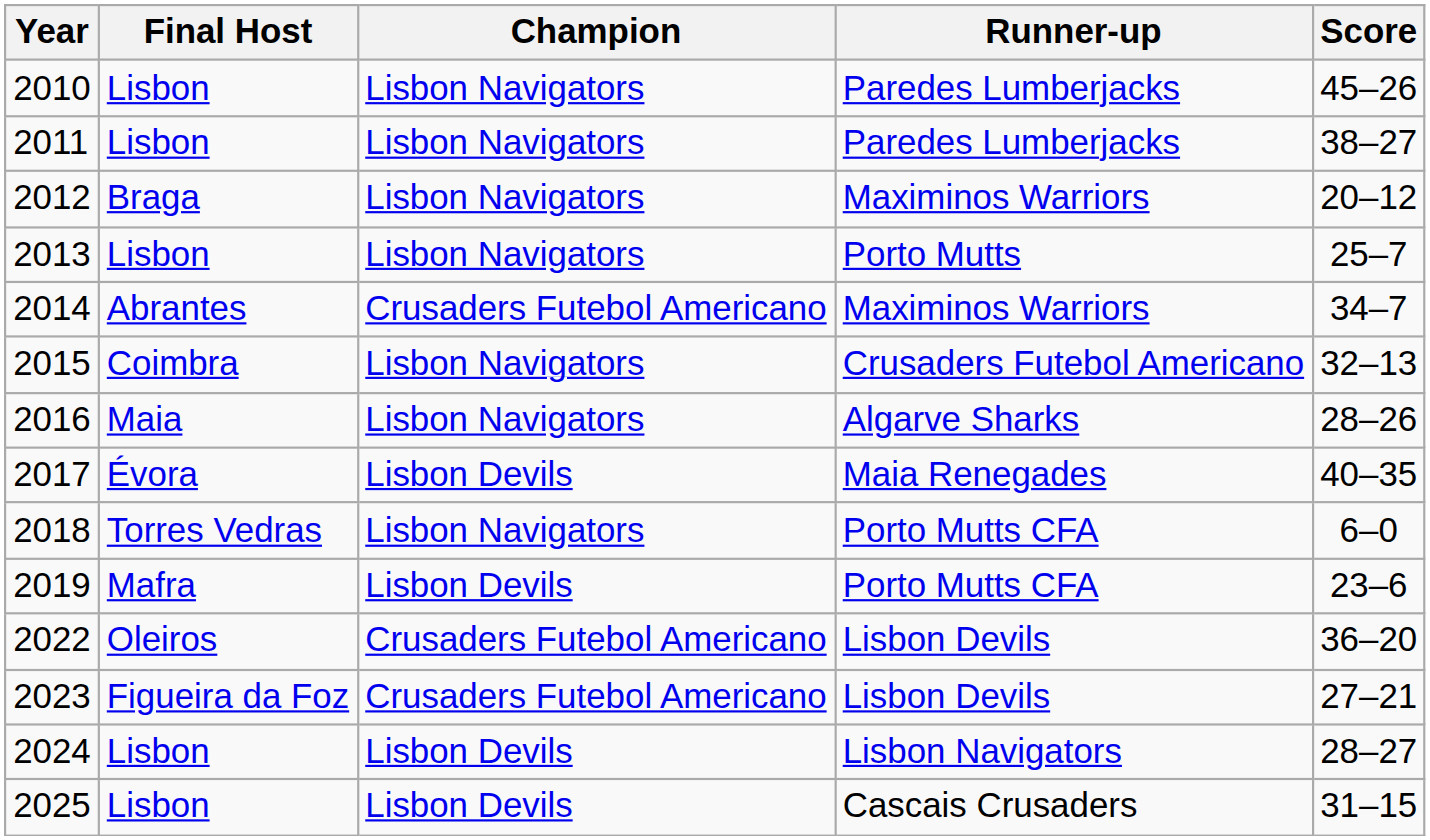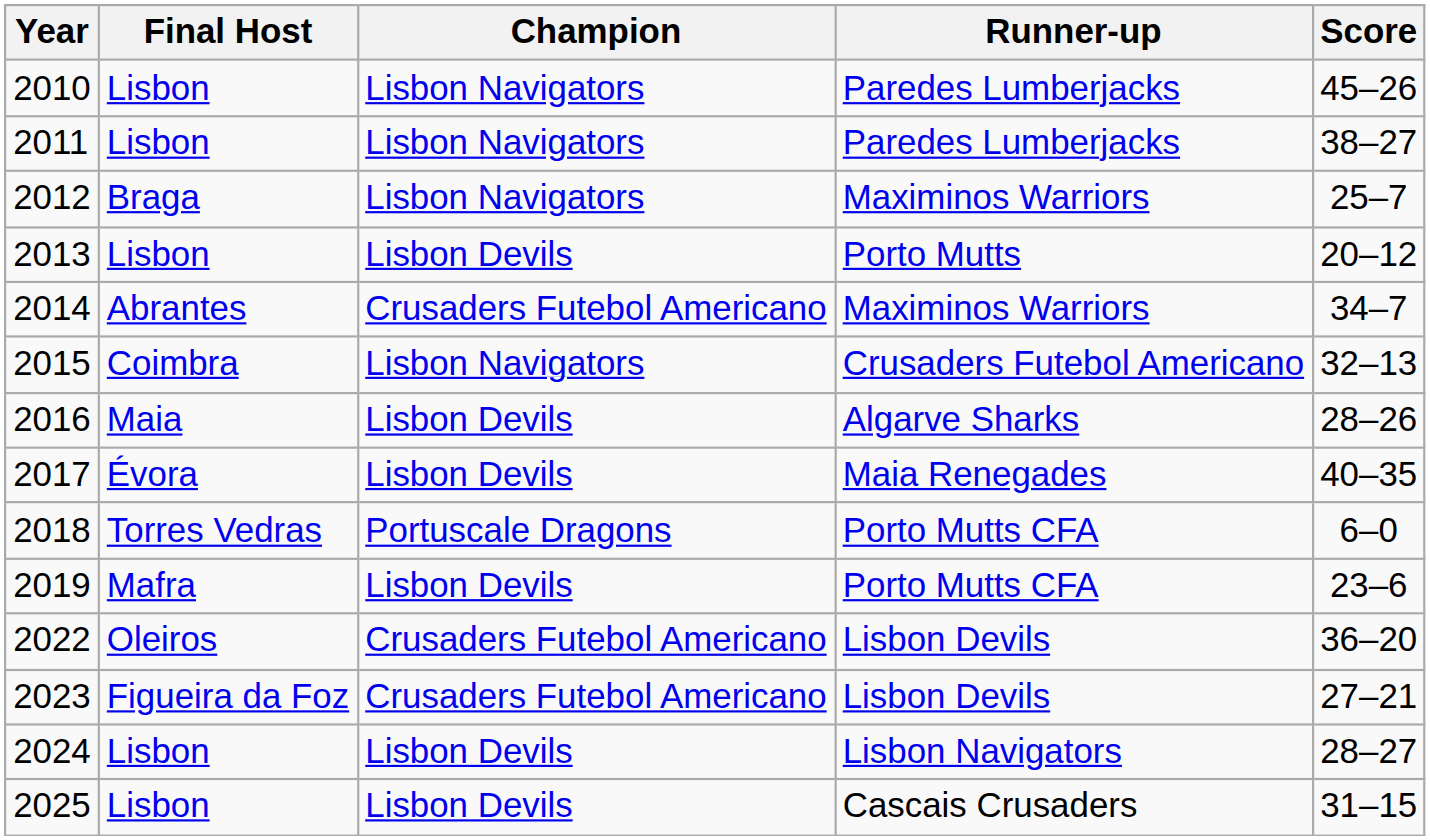(1369, 198) 20–12 -> (1369, 198) 25–7
(505, 253) Lisbon Navigators -> (469, 253) Lisbon Devils
(1369, 253) 25–7 -> (1369, 253) 20–12
(505, 419) Lisbon Navigators -> (469, 419) Lisbon Devils
(505, 530) Lisbon Navigators -> (518, 530) Portuscale Dragons
